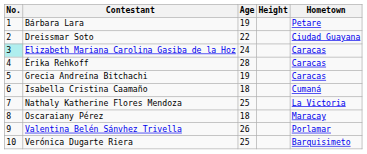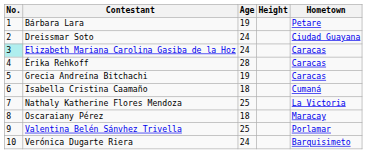(245, 38) 22 -> (245, 38) 24
(245, 130) 26 -> (245, 130) 25
(245, 143) 25 -> (245, 143) 24
